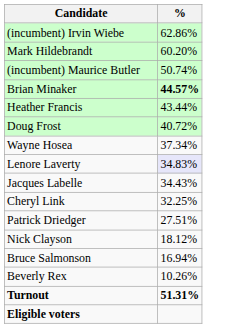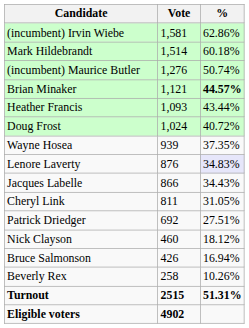+ column: (179, 13)
(179, 51) 60.20% -> (221, 51) 60.18%
(179, 145) 37.34% -> (221, 145) 37.35%
(179, 201) 32.25% -> (221, 201) 31.05%
